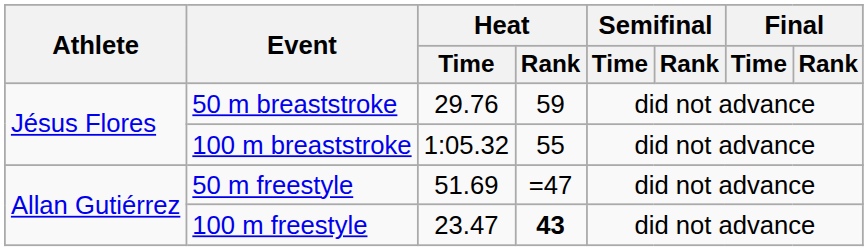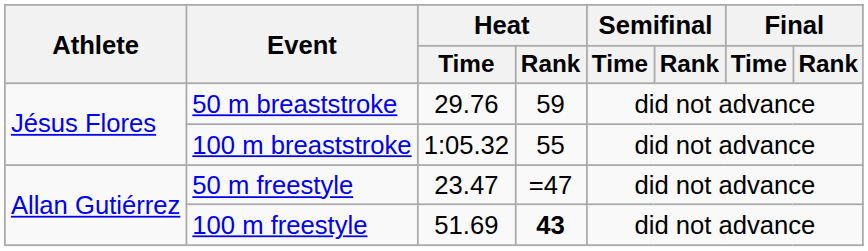(466, 185) 51.69 -> (466, 185) 23.47
(466, 226) 23.47 -> (466, 226) 51.69
